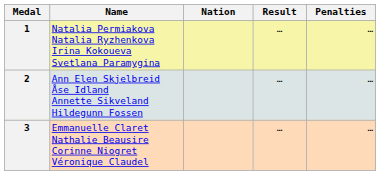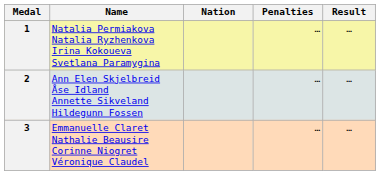columns swapped: (341, 12) <-> (280, 12)
